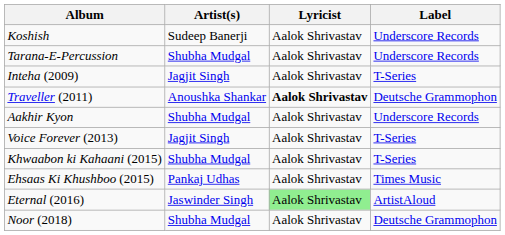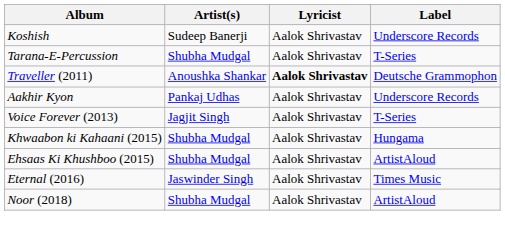(426, 55) Underscore Records -> (395, 55) T-Series
- row: (43, 76)
(209, 117) Shubha Mudgal -> (204, 96) Pankaj Udhas
(395, 158) T-Series -> (399, 138) Hungama
(204, 179) Pankaj Udhas -> (209, 158) Shubha Mudgal
(407, 179) Times Music -> (404, 158) ArtistAloud
(317, 199) lightgreen background -> (317, 179) no background
(404, 199) ArtistAloud -> (407, 179) Times Music
(435, 220) Deutsche Grammophon -> (404, 199) ArtistAloud
